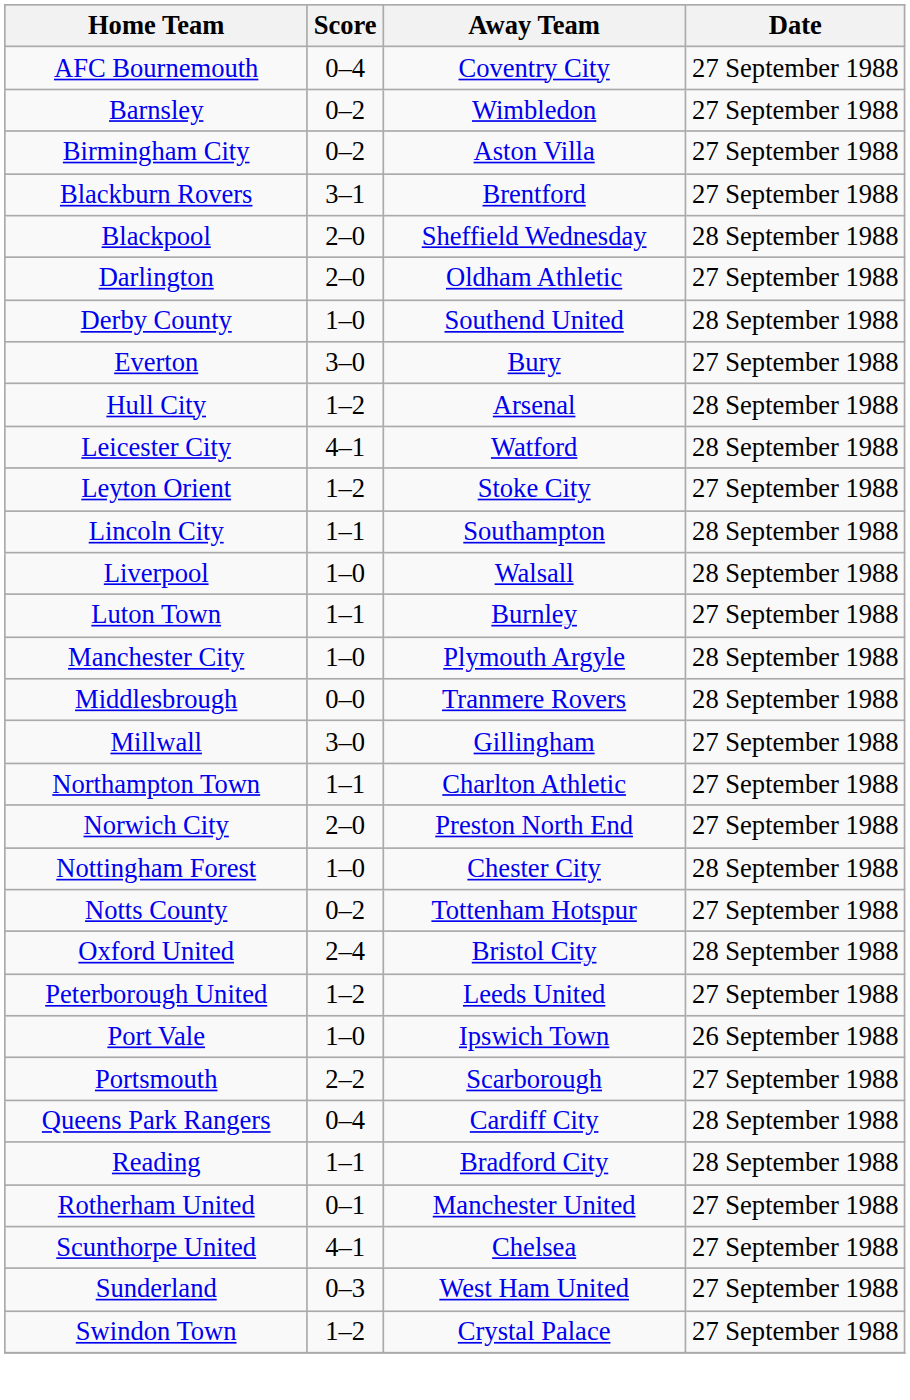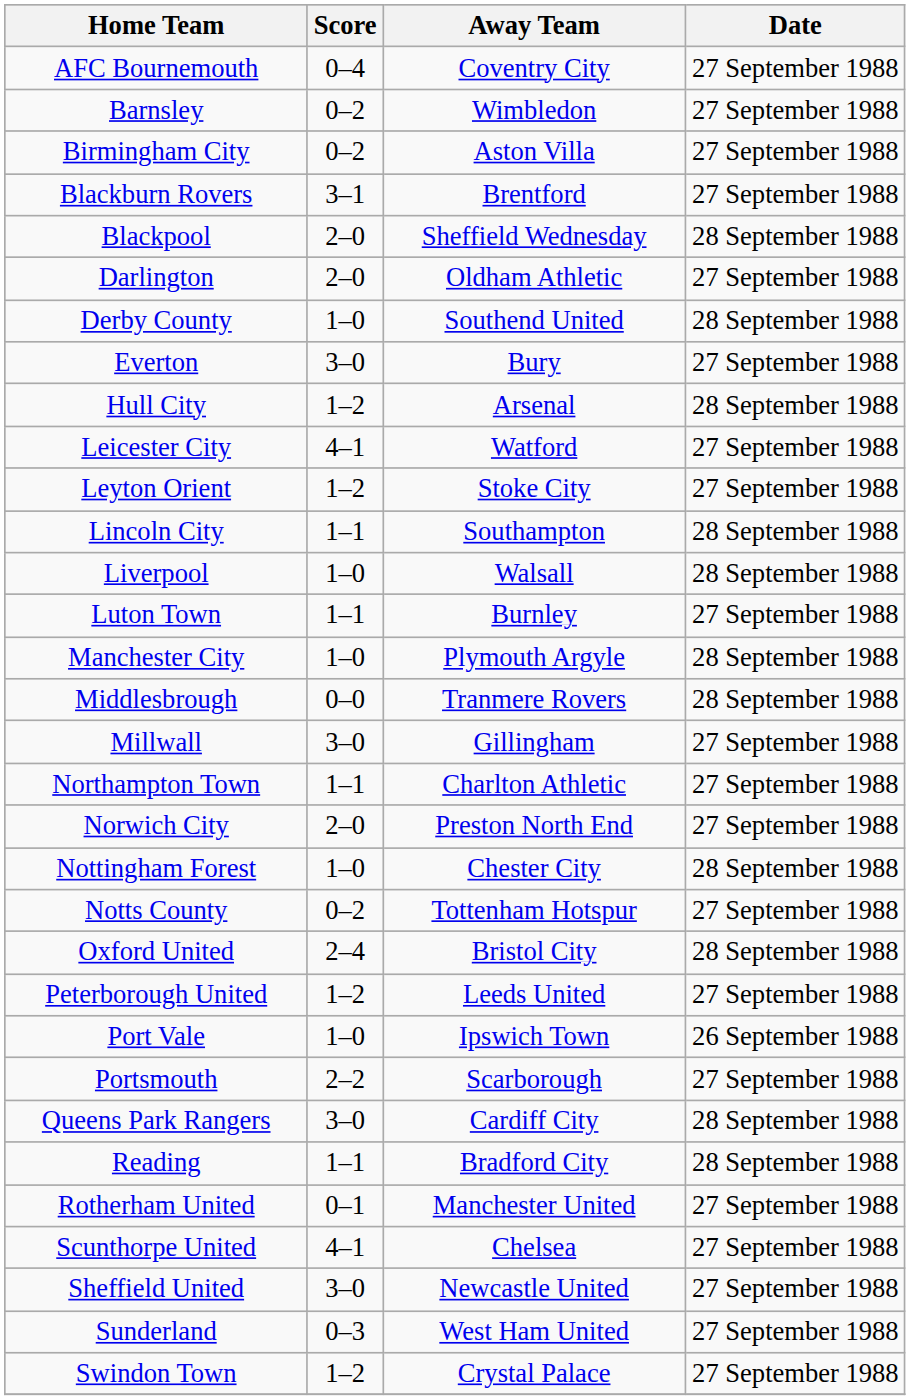(795, 446) 28 September 1988 -> (795, 446) 27 September 1988
(345, 1120) 0–4 -> (345, 1120) 3–0
+ row: (156, 1289)
